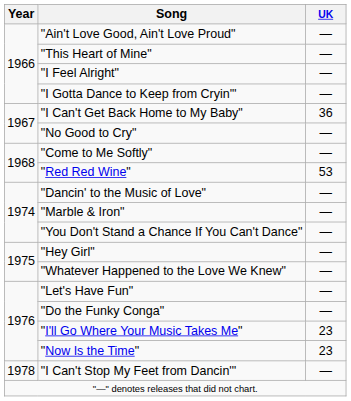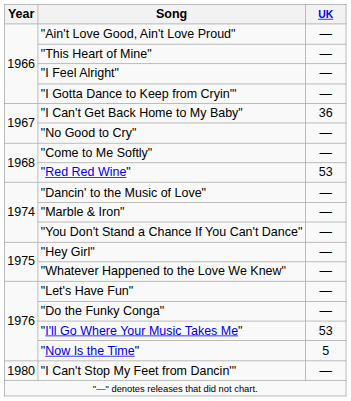(326, 331) 23 -> (326, 331) 53
(326, 350) 23 -> (326, 350) 5
(21, 370) 1978 -> (21, 370) 1980
